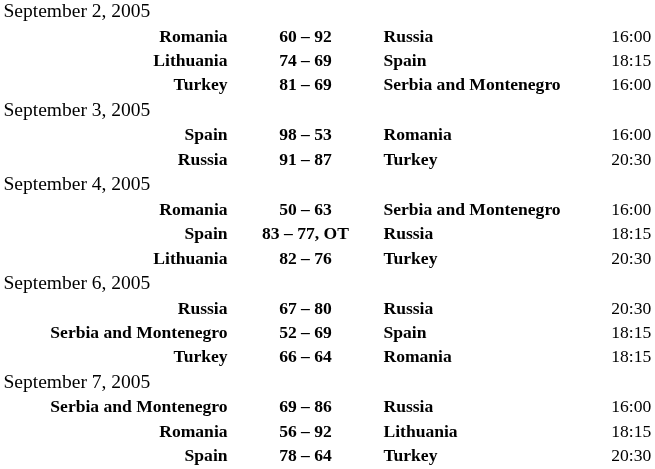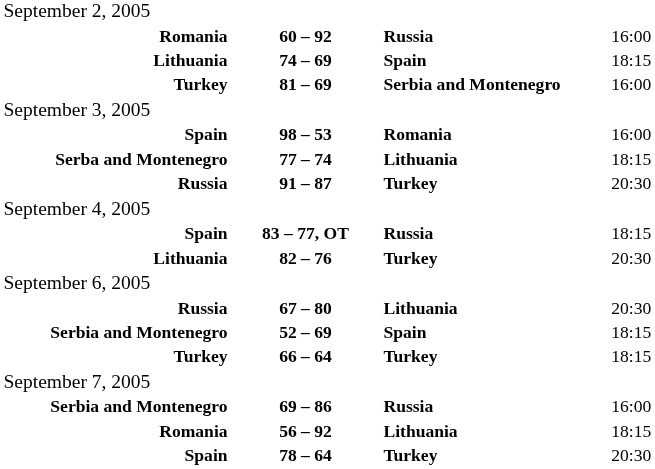+ row: (141, 159)
- row: (193, 209)
(408, 308) Russia -> (421, 308) Lithuania
(418, 356) Romania -> (410, 356) Turkey
